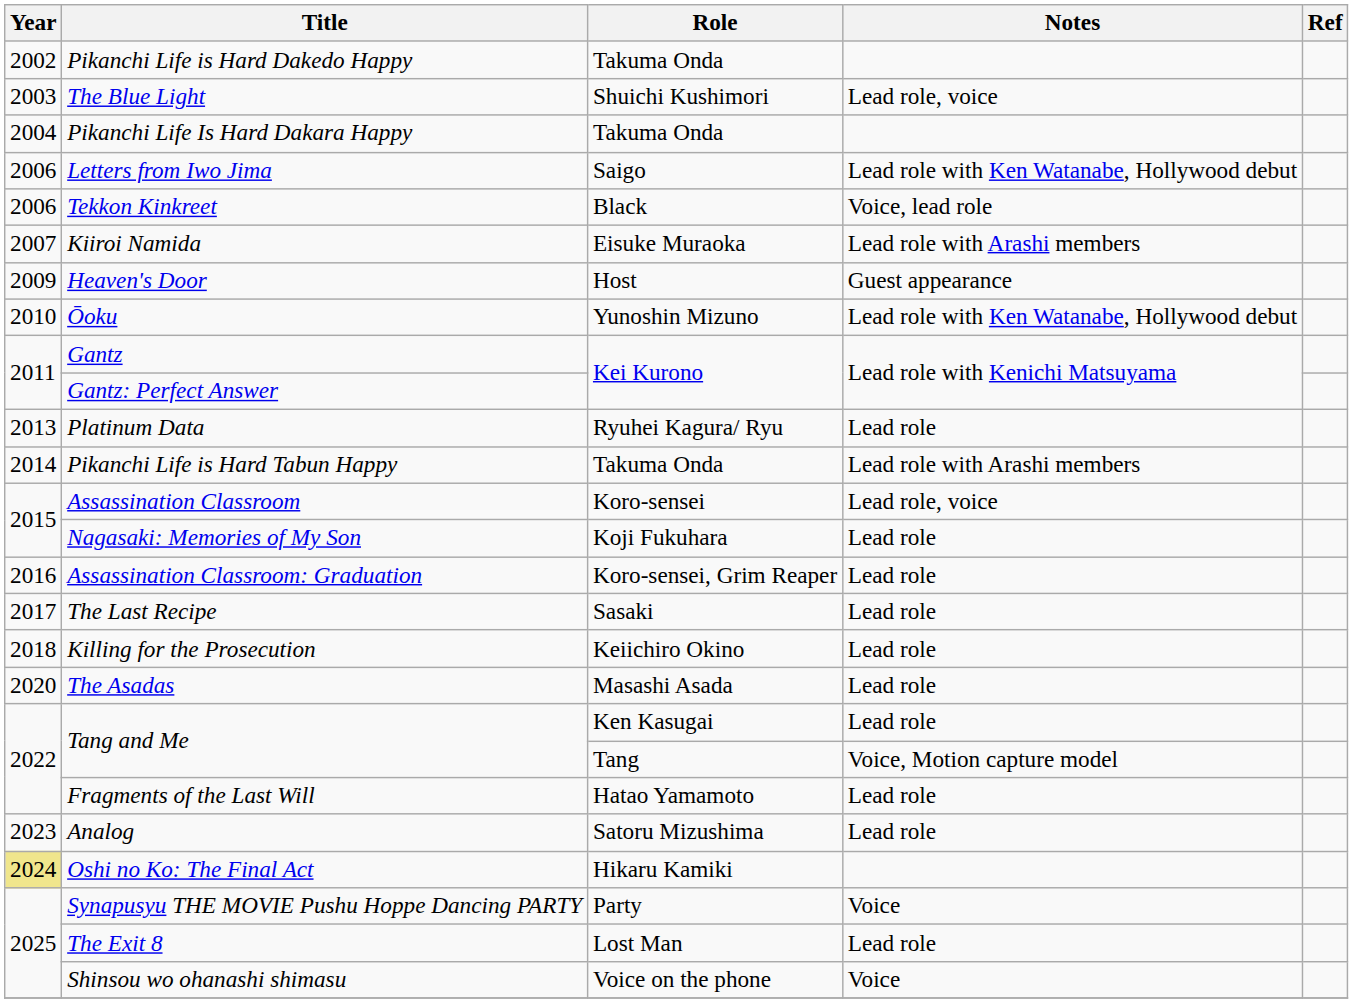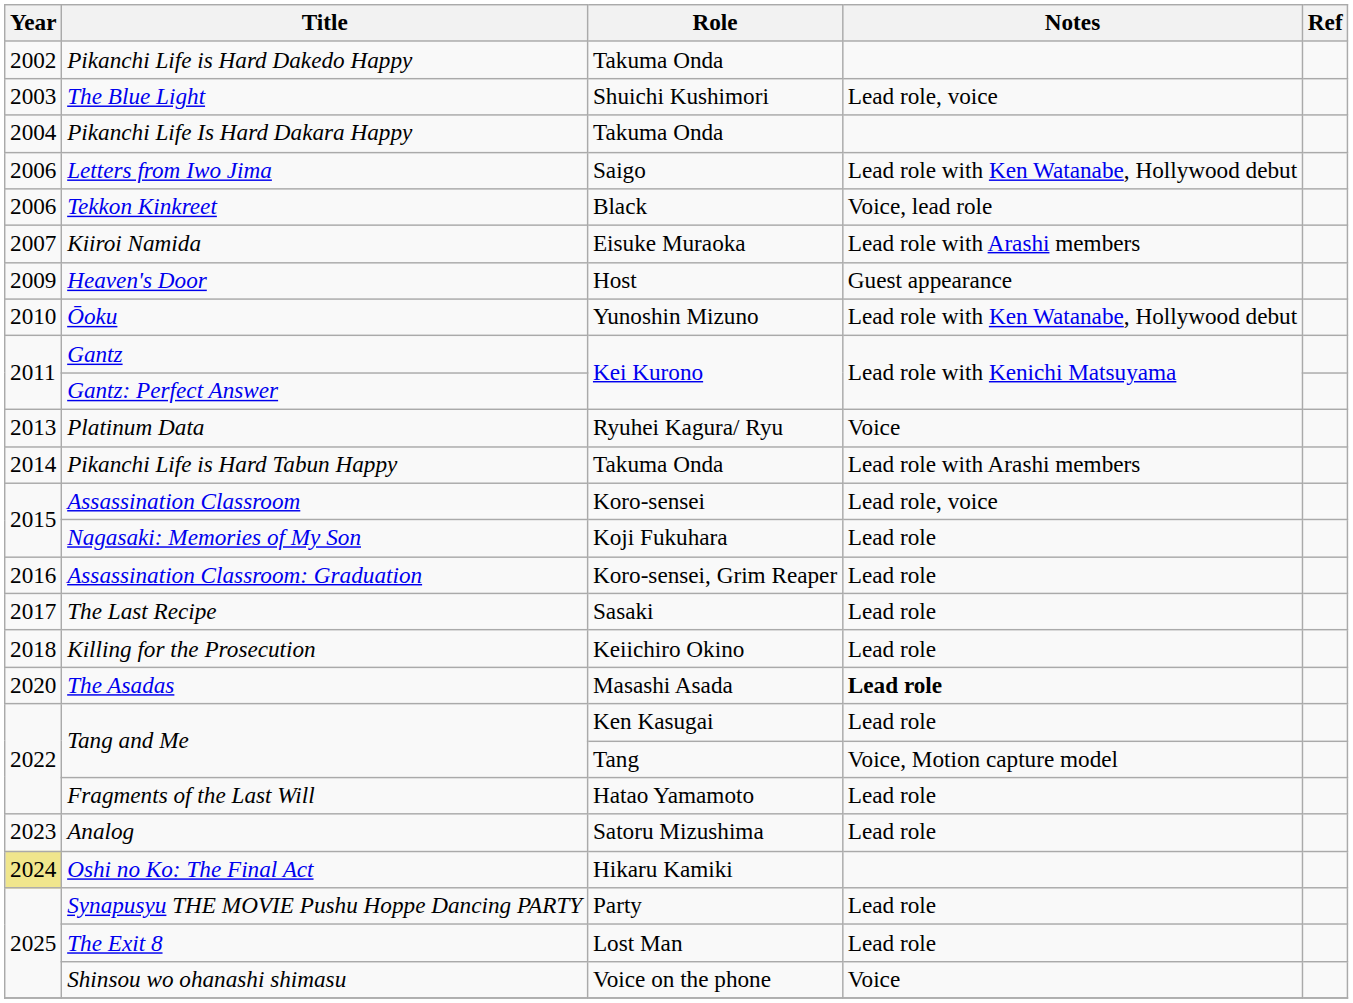(892, 427) Lead role -> (874, 427) Voice
(892, 685) normal -> (895, 685) bold
(874, 905) Voice -> (892, 905) Lead role
